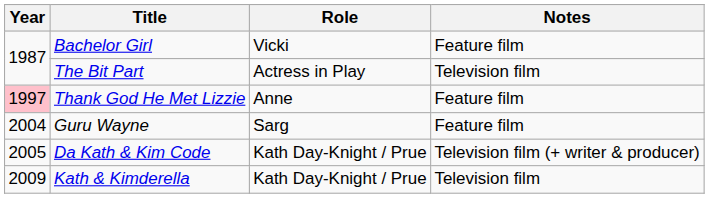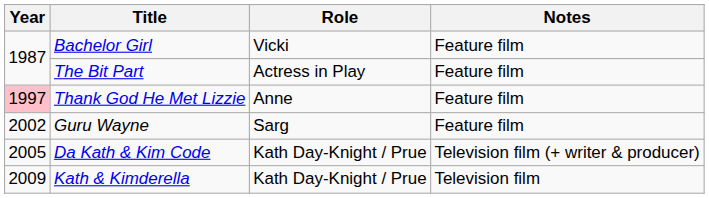(487, 71) Television film -> (479, 71) Feature film
(27, 125) 2004 -> (27, 125) 2002
